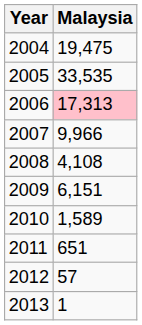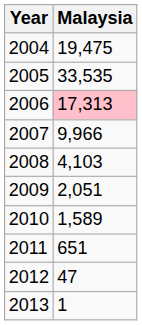(80, 162) 4,108 -> (80, 162) 4,103
(80, 190) 6,151 -> (80, 190) 2,051
(67, 276) 57 -> (67, 276) 47
